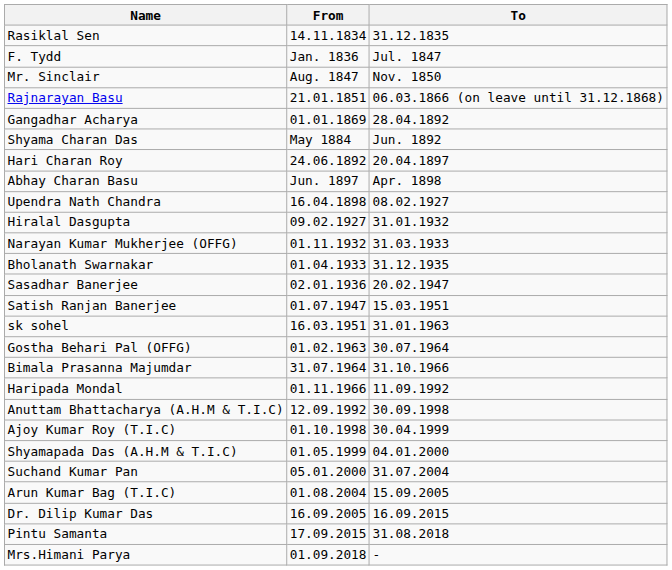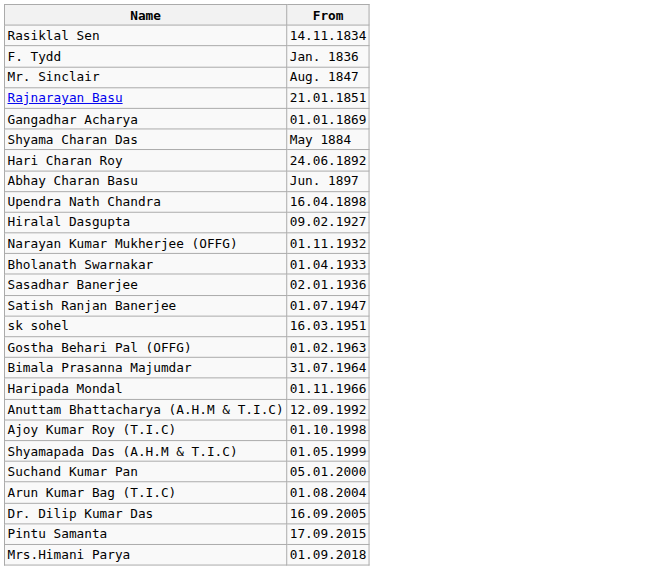- column: (518, 15)
